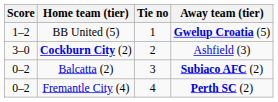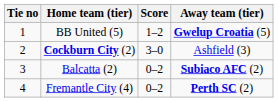columns swapped: (153, 13) <-> (21, 13)
